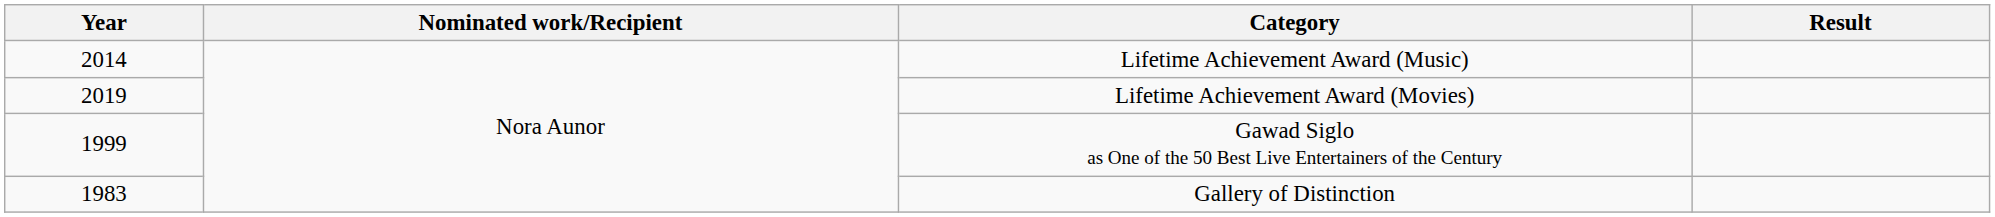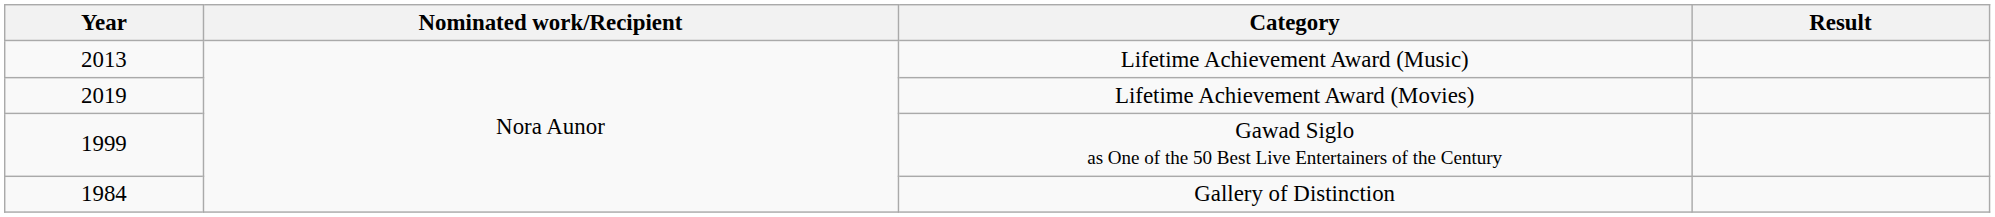(104, 58) 2014 -> (104, 58) 2013
(104, 193) 1983 -> (104, 193) 1984
